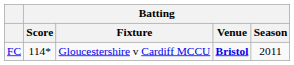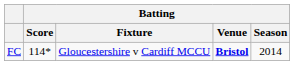(271, 51) 2011 -> (271, 51) 2014
